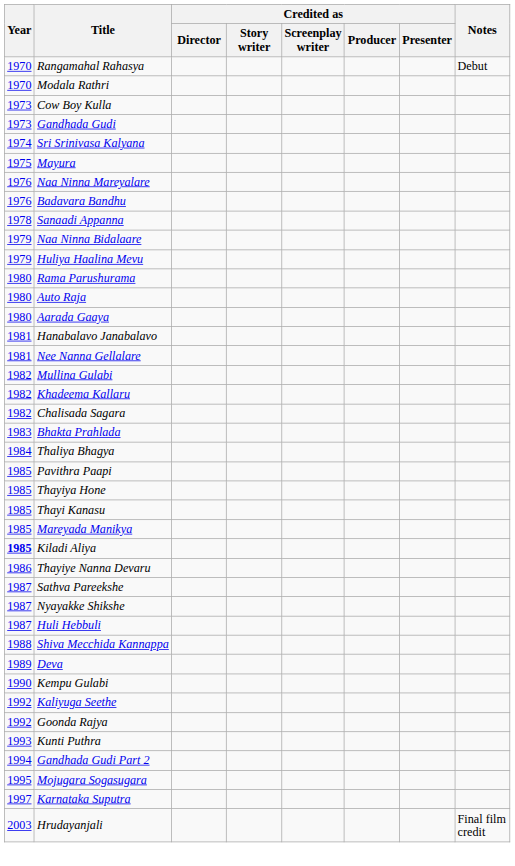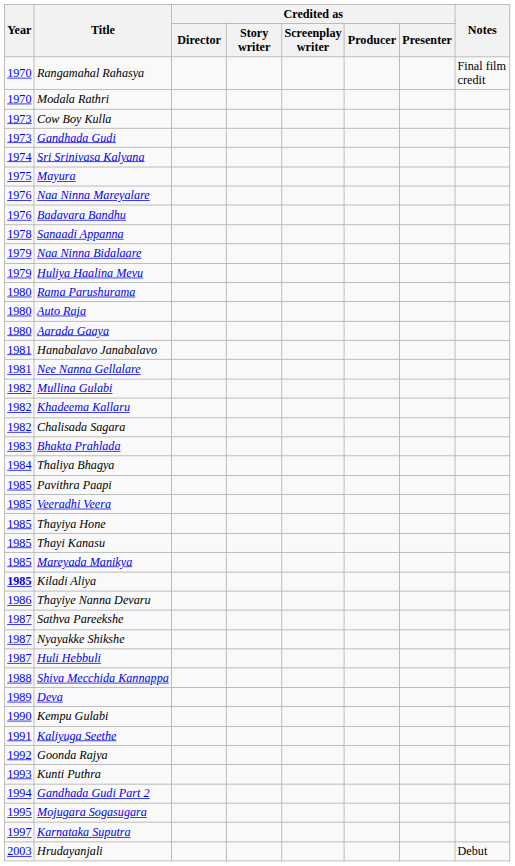(472, 66) Debut -> (482, 73) Final film credit
+ row: (74, 504)
(19, 702) 1992 -> (19, 735) 1991
(482, 825) Final film credit -> (472, 851) Debut
